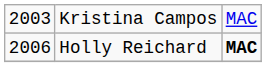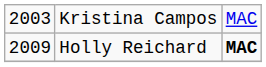(30, 48) 2006 -> (30, 48) 2009
